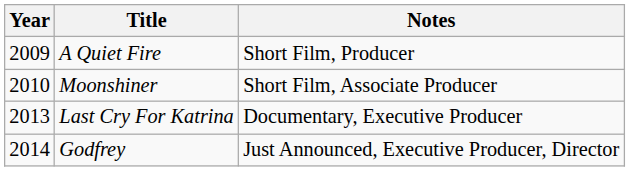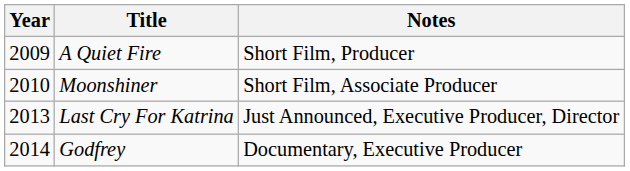(383, 117) Documentary, Executive Producer -> (431, 117) Just Announced, Executive Producer, Director
(431, 149) Just Announced, Executive Producer, Director -> (383, 149) Documentary, Executive Producer
